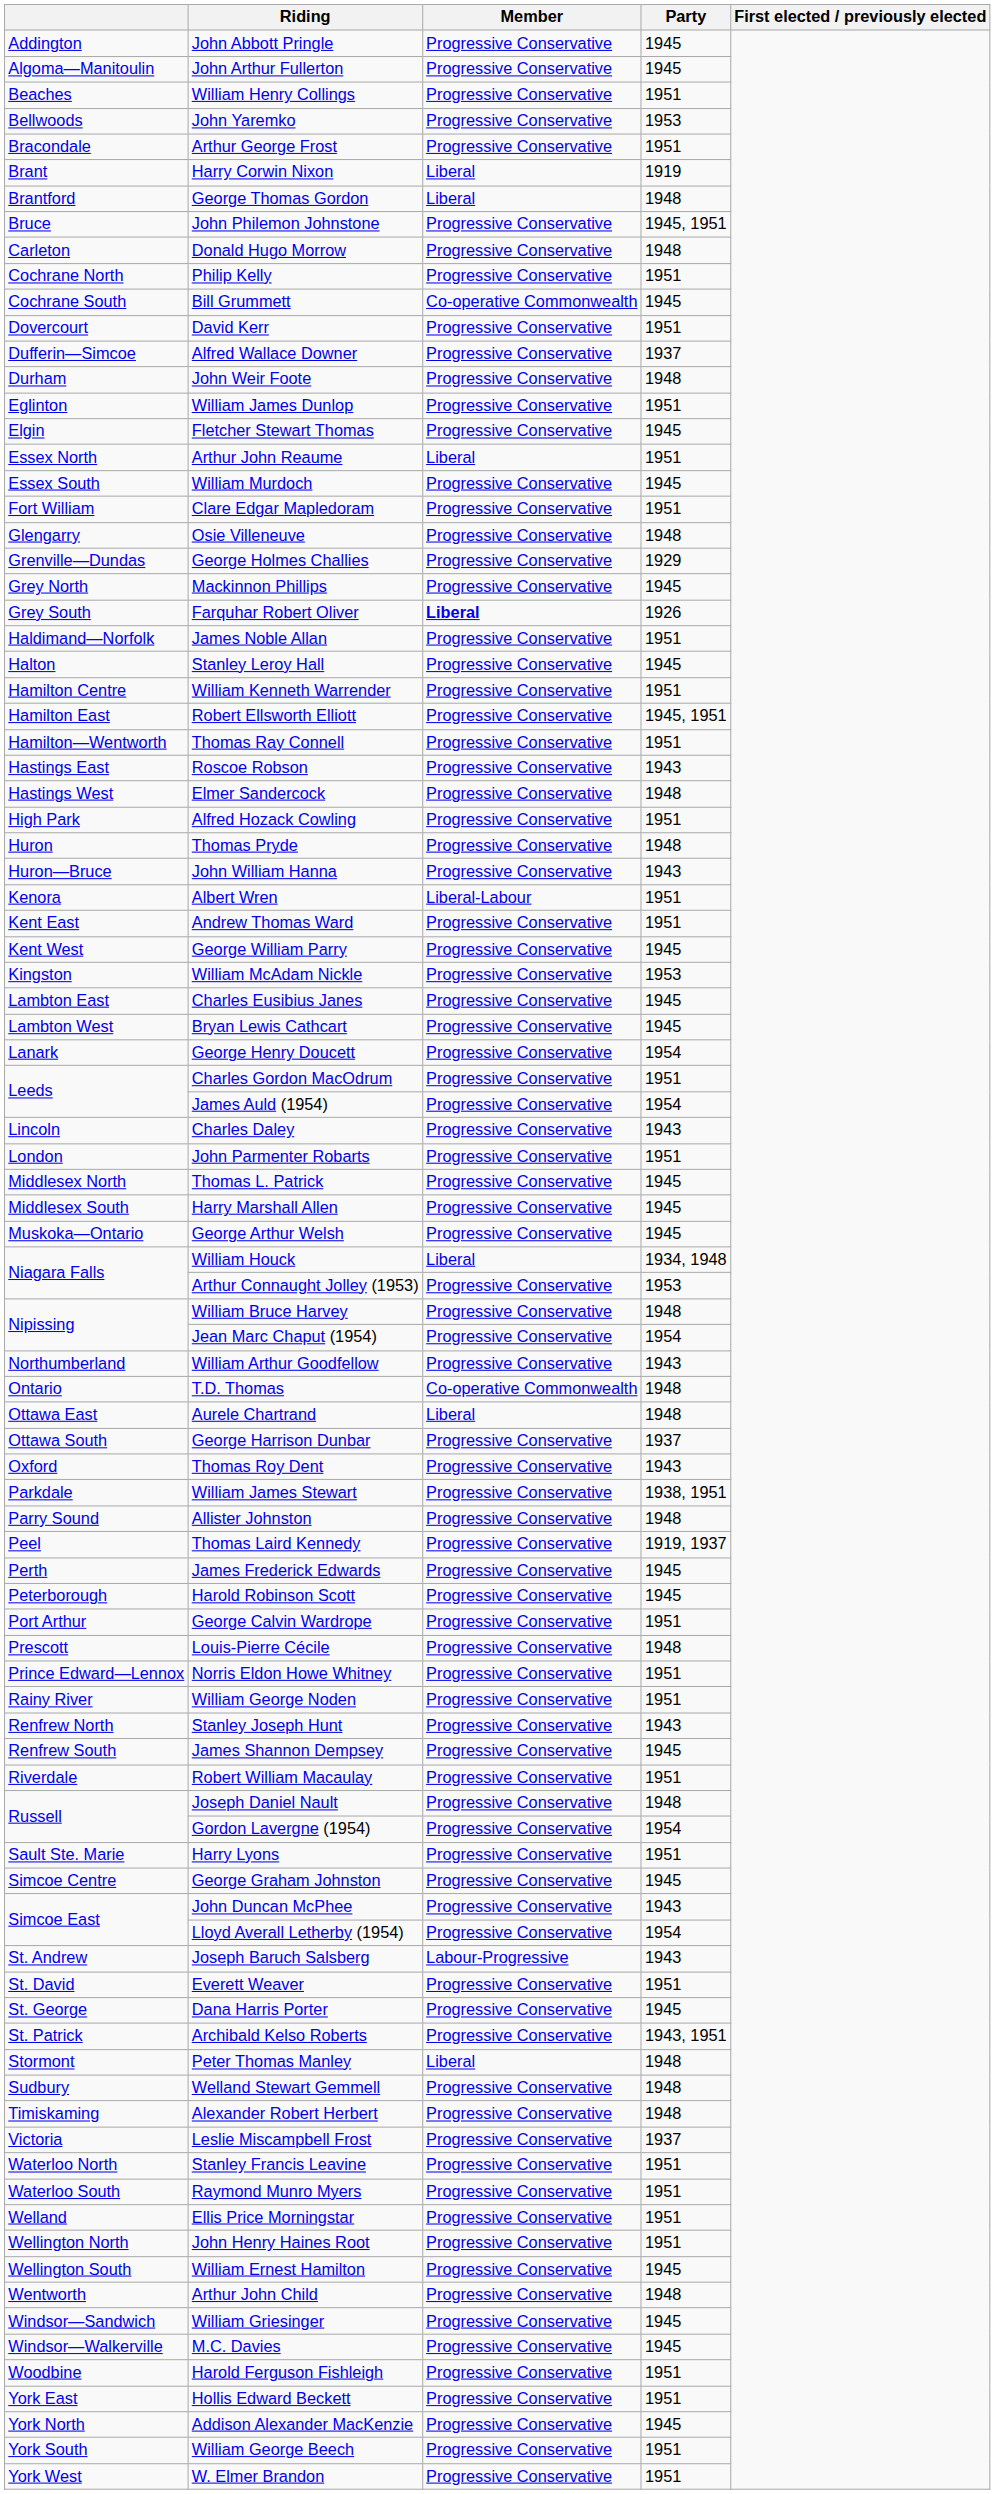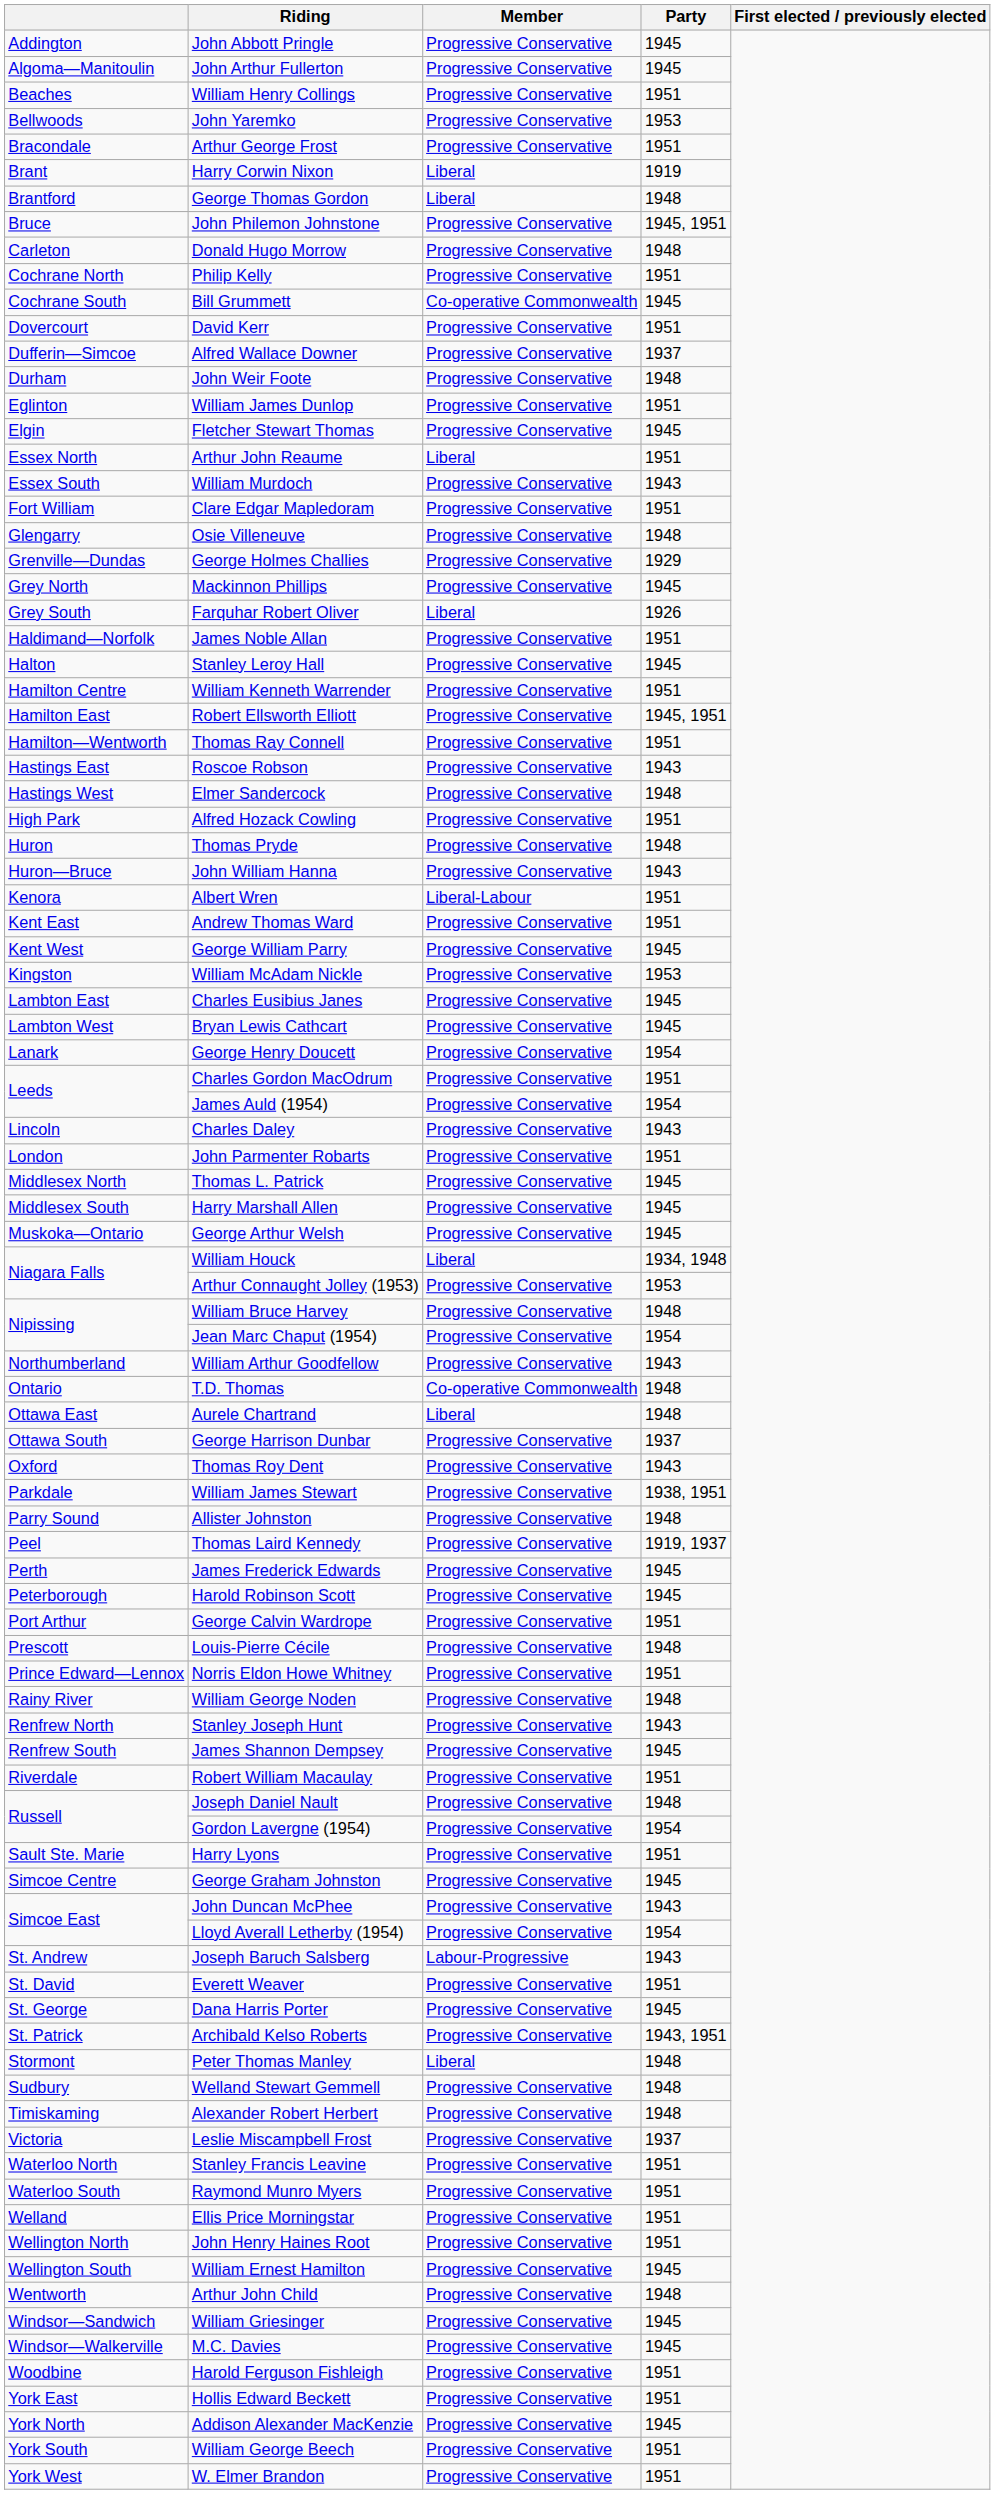(663, 483) 1945 -> (663, 483) 1943
(453, 612) bold -> (451, 612) normal
(663, 1699) 1951 -> (663, 1699) 1948
